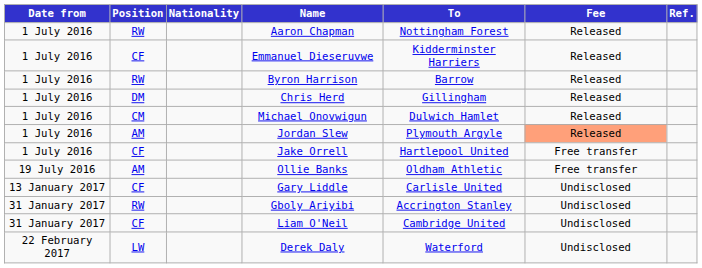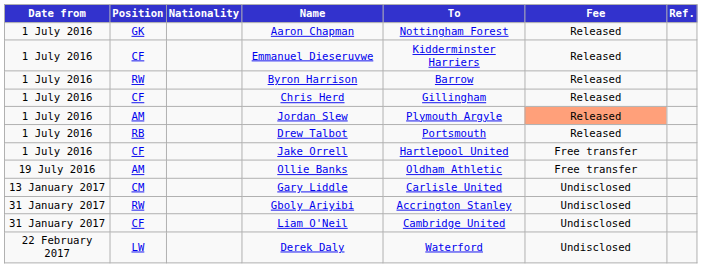(138, 31) RW -> (138, 31) GK
(138, 97) DM -> (138, 97) CF
- row: (312, 115)
+ row: (312, 133)
(138, 187) CF -> (138, 187) CM
